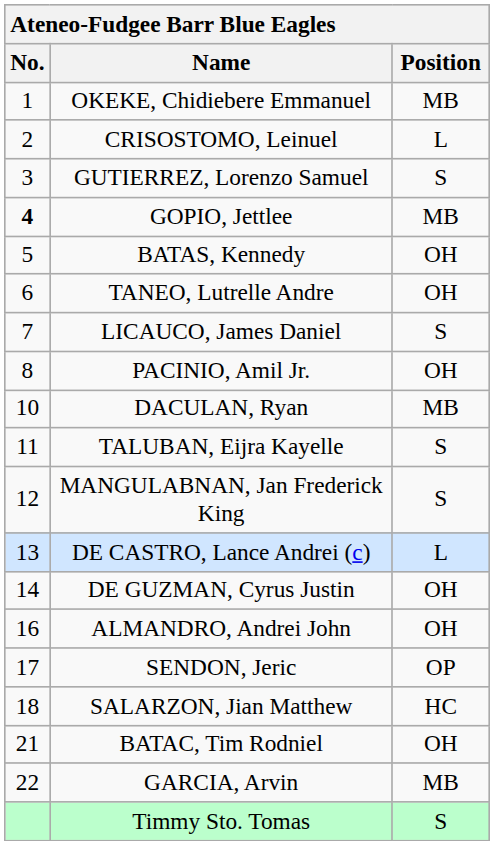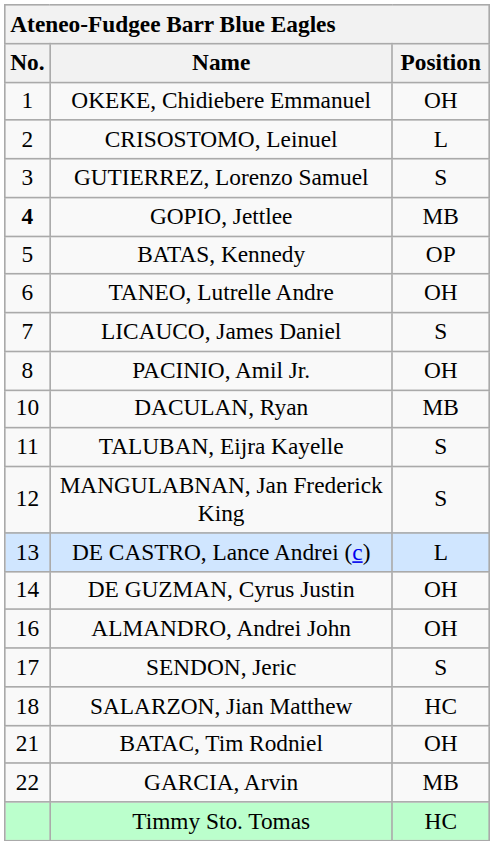(441, 101) MB -> (441, 101) OH
(441, 254) OH -> (441, 254) OP
(441, 667) OP -> (441, 667) S
(441, 821) S -> (441, 821) HC
